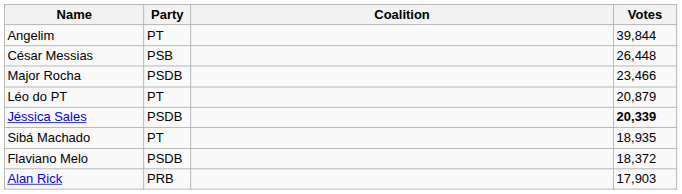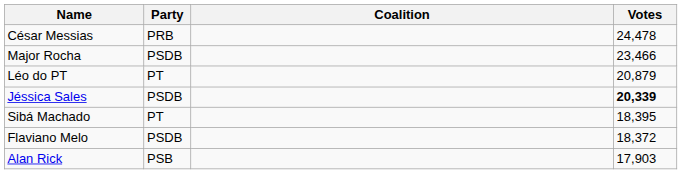- row: (31, 35)
(160, 55) PSB -> (160, 35) PRB
(636, 55) 26,448 -> (636, 35) 24,478
(636, 138) 18,935 -> (636, 117) 18,395
(160, 179) PRB -> (160, 158) PSB
